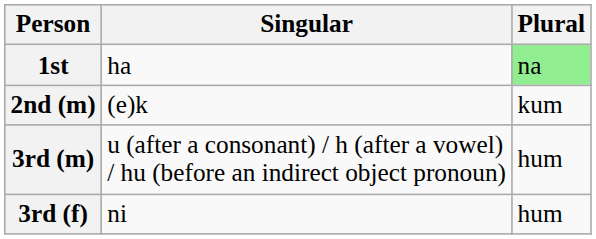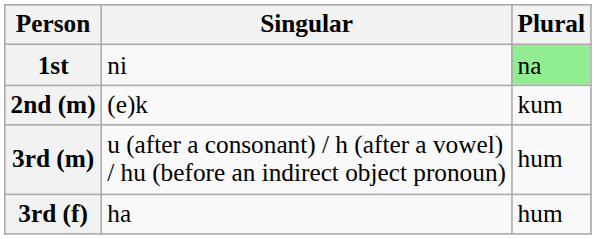(119, 64) ha -> (117, 64) ni
(117, 213) ni -> (119, 213) ha
